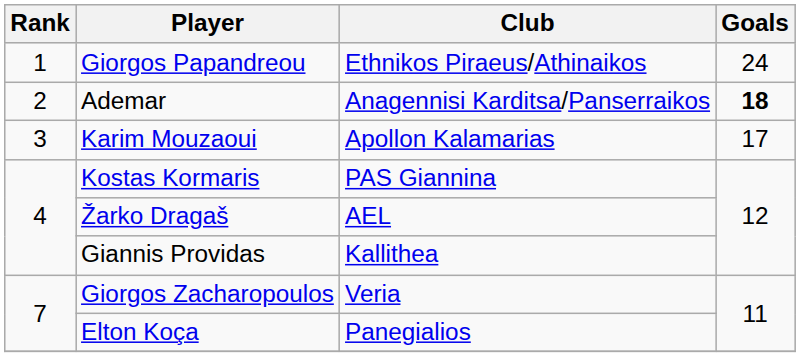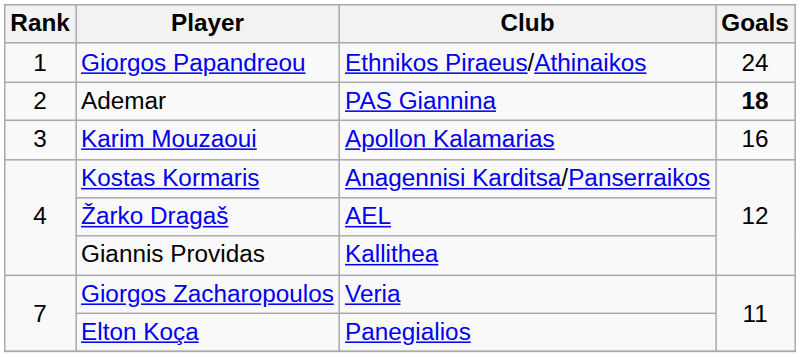(528, 100) Anagennisi Karditsa/Panserraikos -> (421, 100) PAS Giannina
(755, 139) 17 -> (755, 139) 16
(421, 178) PAS Giannina -> (528, 178) Anagennisi Karditsa/Panserraikos
